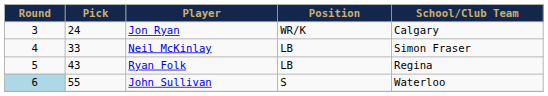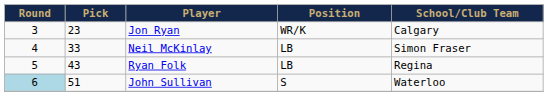(74, 30) 24 -> (74, 30) 23
(74, 83) 55 -> (74, 83) 51
